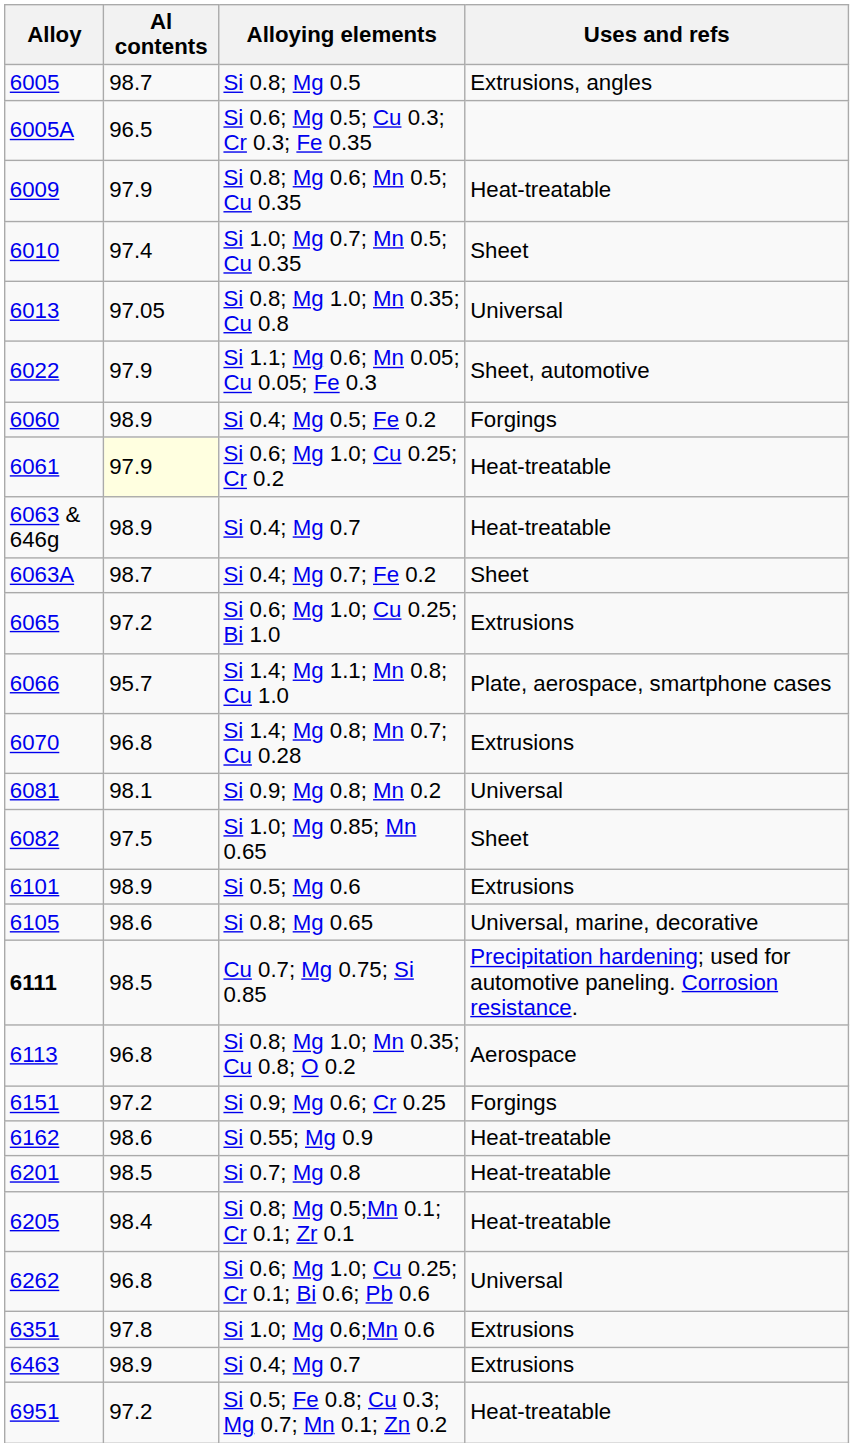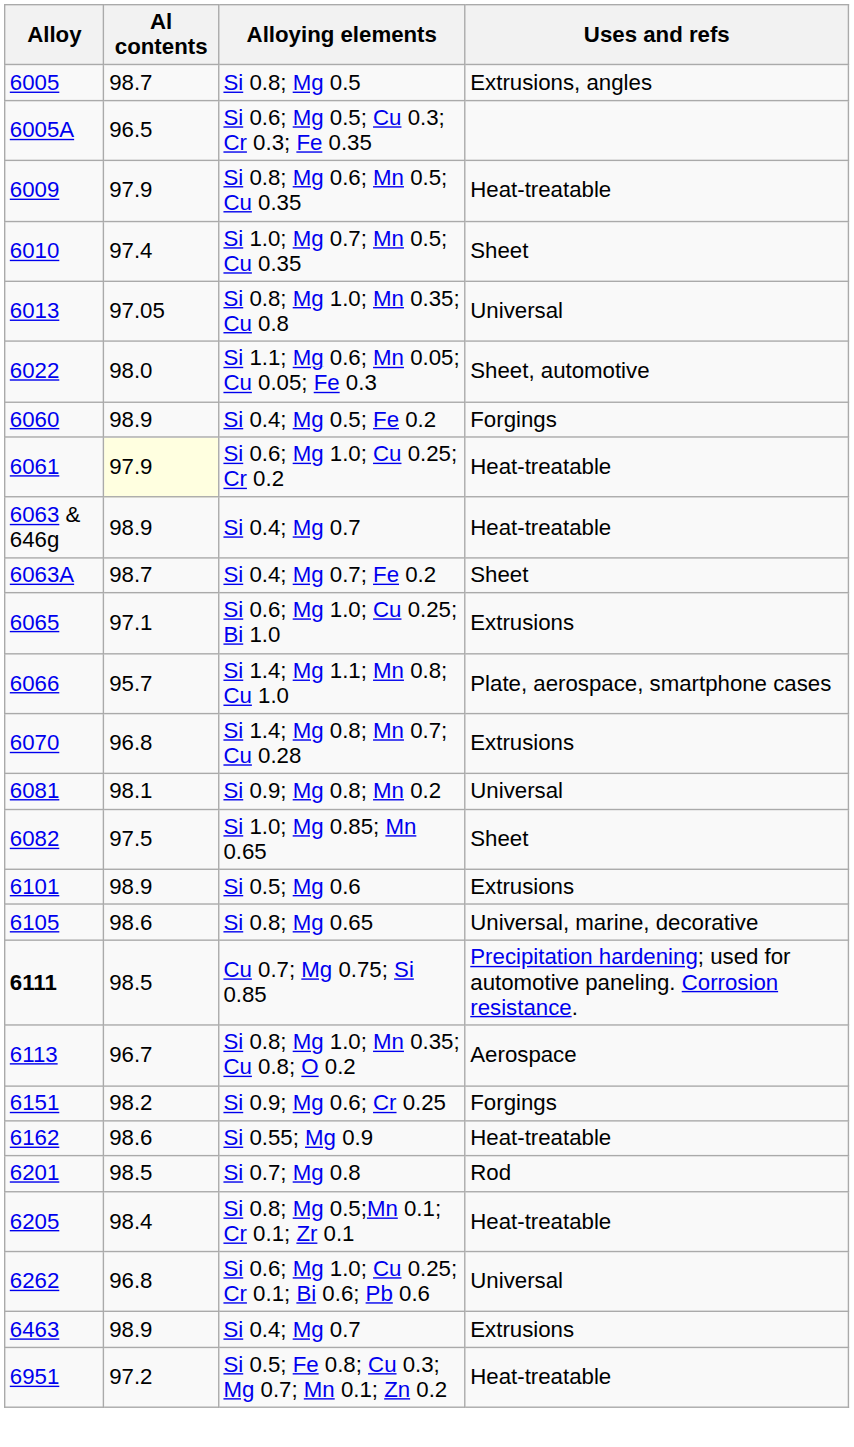(131, 371) 97.9 -> (131, 371) 98.0
(131, 622) 97.2 -> (131, 622) 97.1
(131, 1055) 96.8 -> (131, 1055) 96.7
(131, 1102) 97.2 -> (131, 1102) 98.2
(541, 1173) Heat-treatable -> (491, 1173) Rod
- row: (35, 1329)
